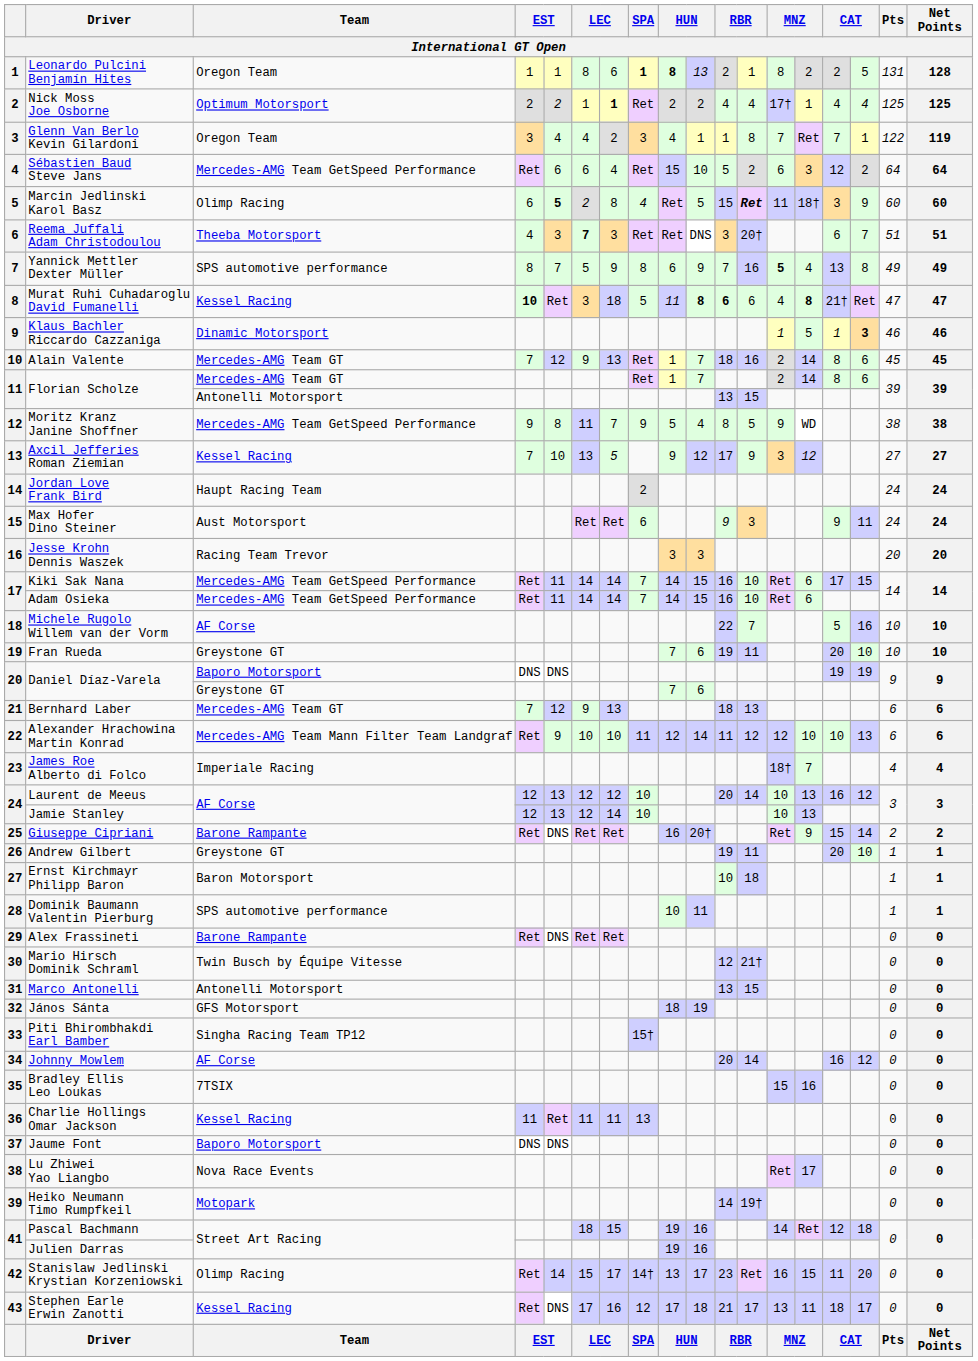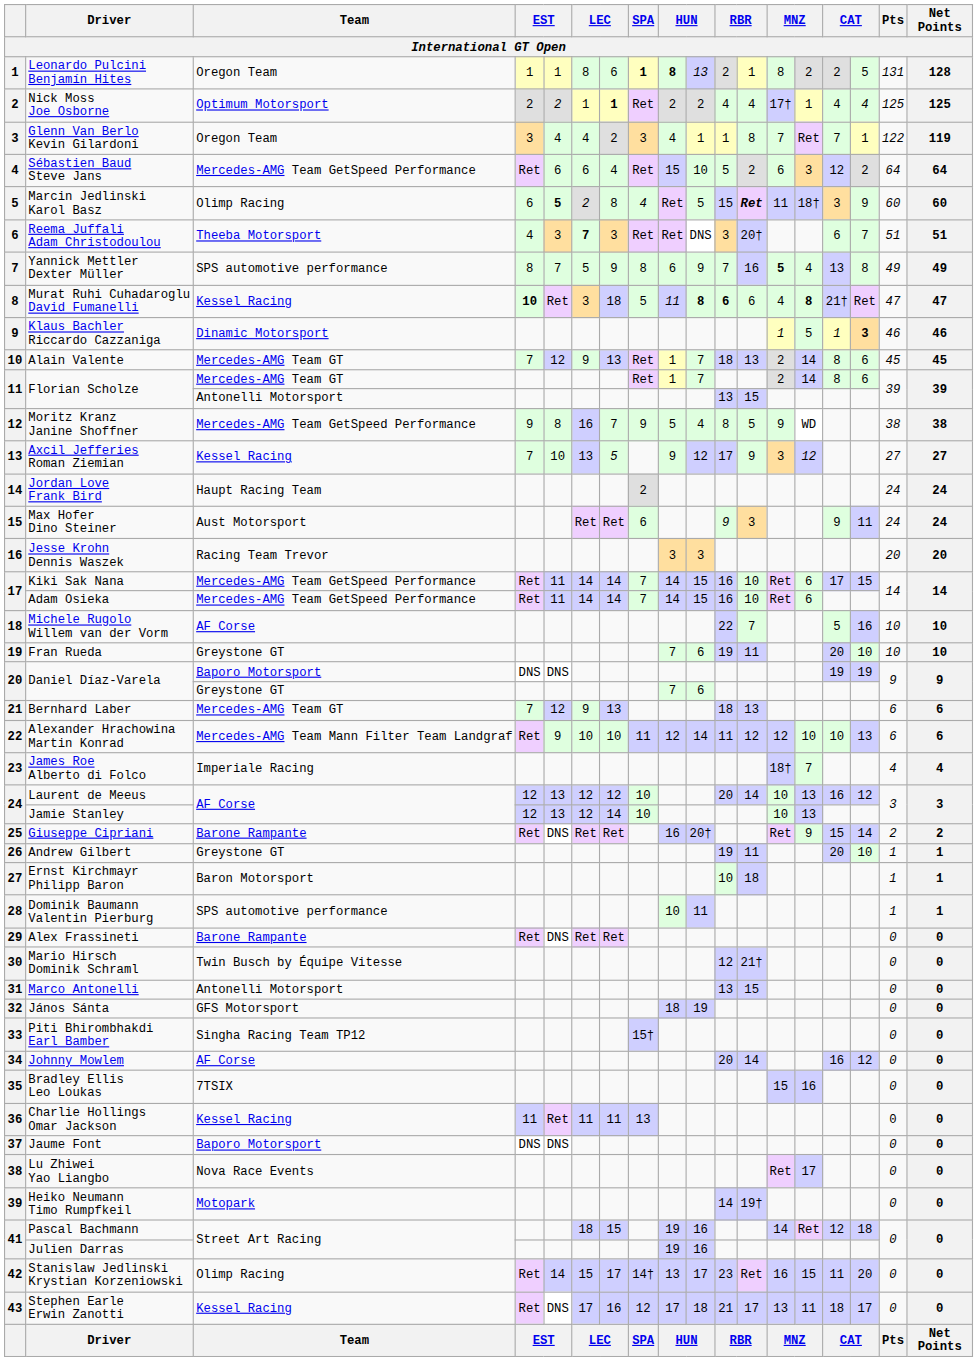(752, 360) 16 -> (752, 360) 13
(586, 425) 11 -> (586, 425) 16
